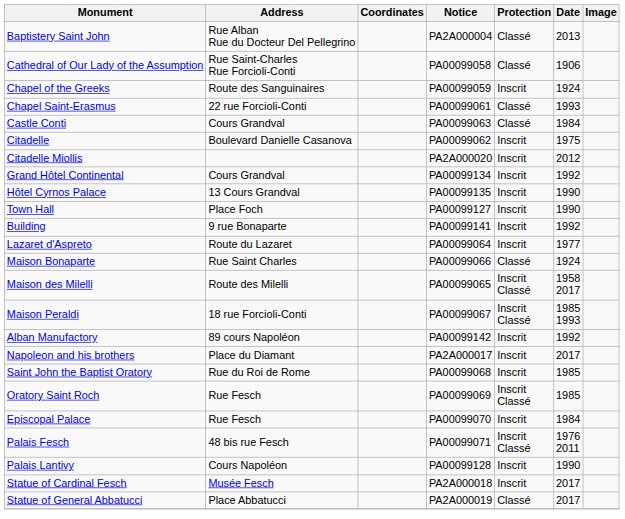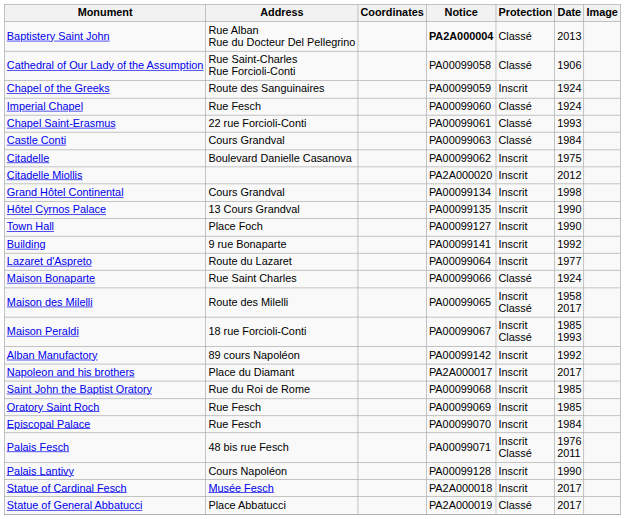(461, 36) normal -> (461, 36) bold
+ row: (45, 106)
(568, 175) 1992 -> (569, 192) 1998
(514, 396) Inscrit Classé -> (513, 407) Inscrit
